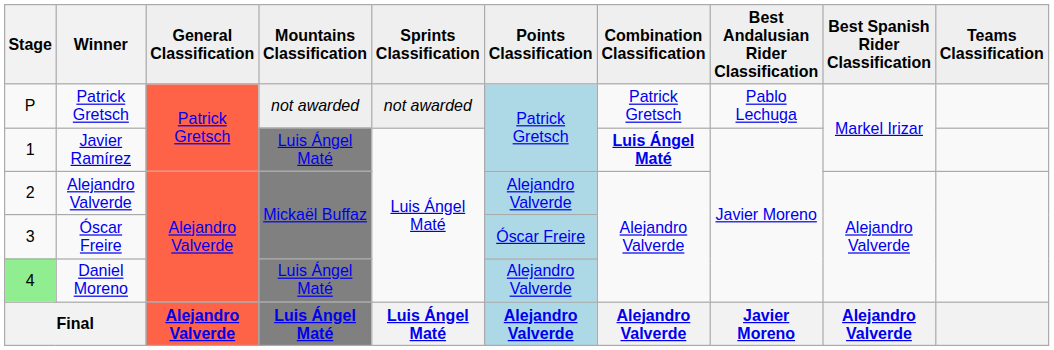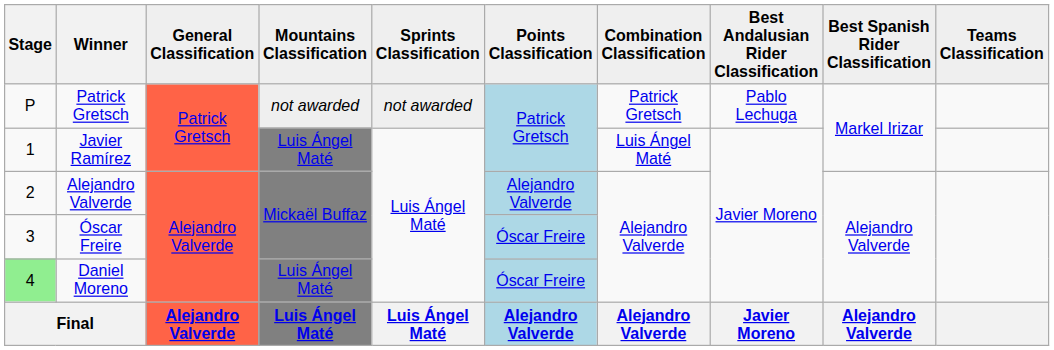(653, 150) bold -> (653, 150) normal
(541, 281) Alejandro Valverde -> (541, 281) Óscar Freire
